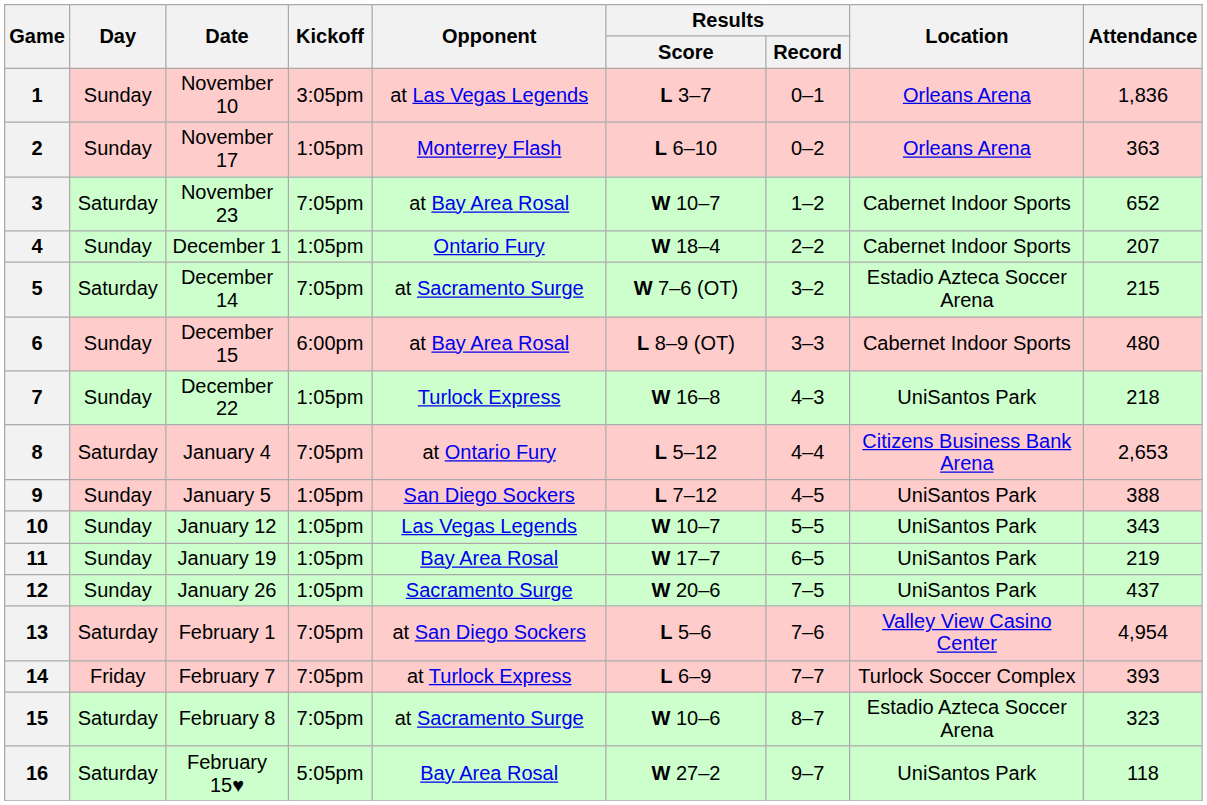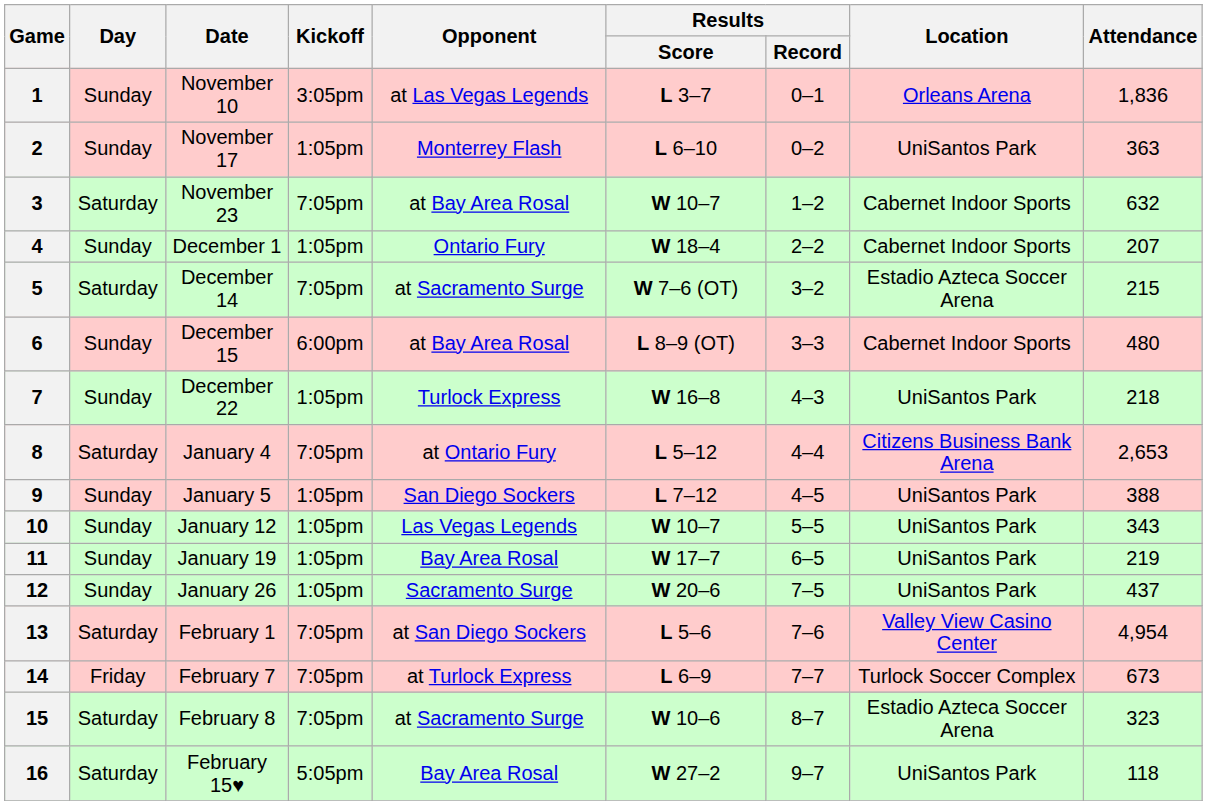(967, 149) Orleans Arena -> (967, 149) UniSantos Park
(1143, 203) 652 -> (1143, 203) 632
(1143, 676) 393 -> (1143, 676) 673
